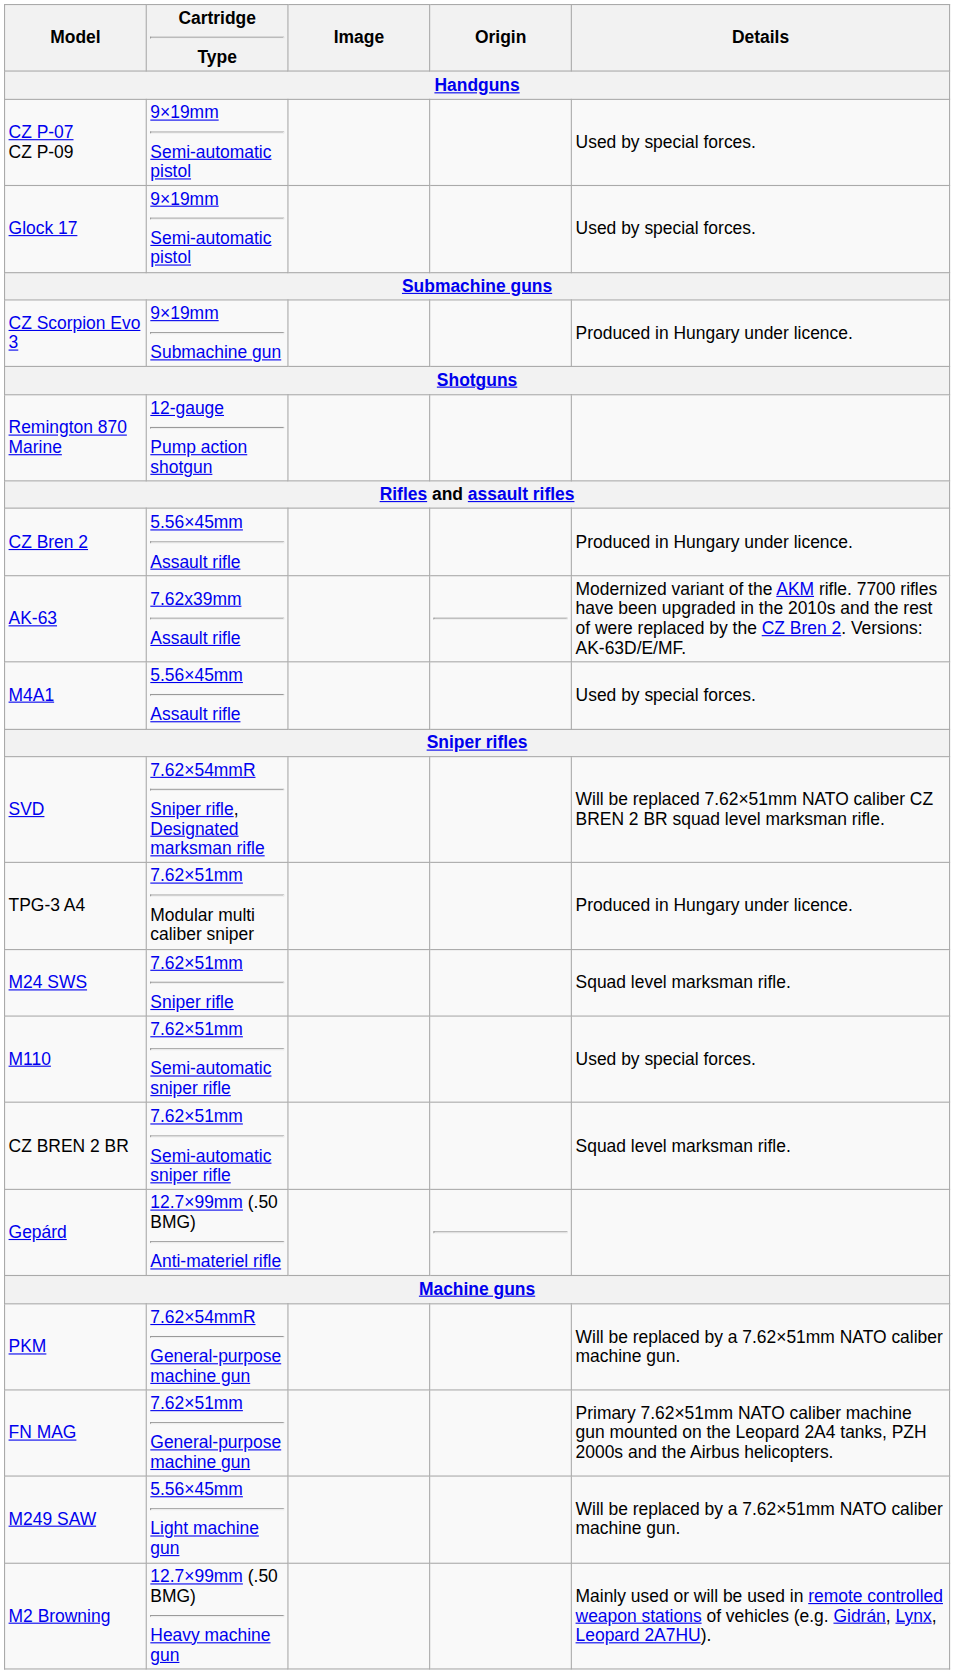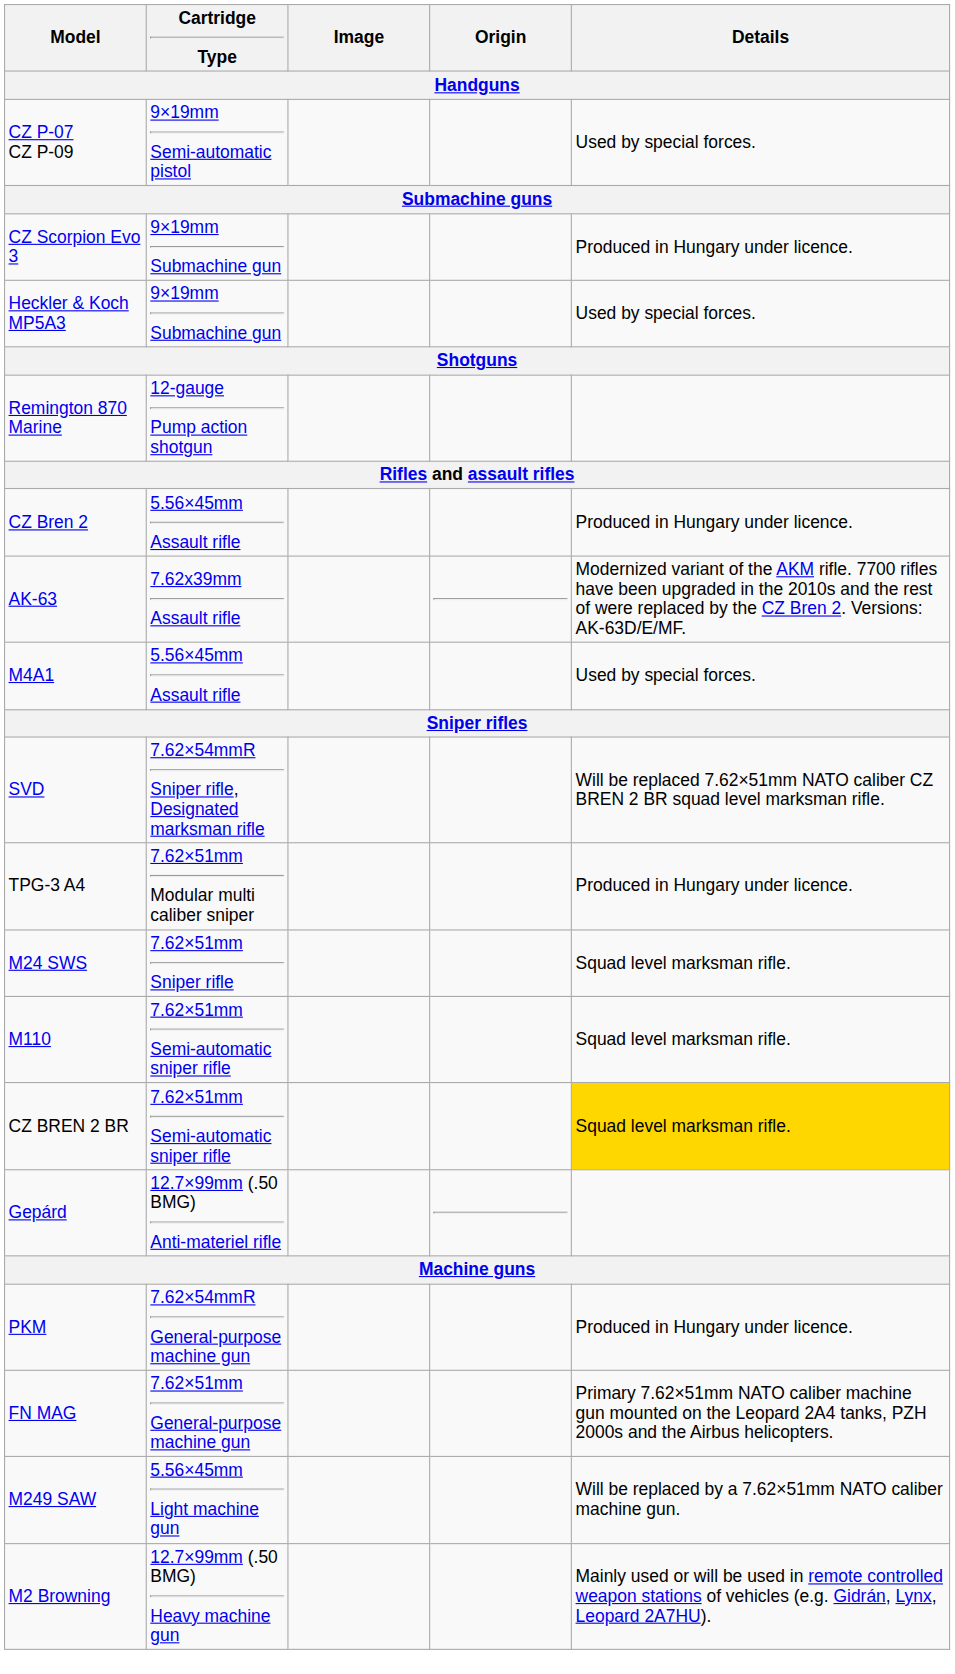- row: (43, 228)
+ row: (69, 313)
(666, 1059) Used by special forces. -> (683, 1039) Squad level marksman rifle.
(683, 1145) no background -> (683, 1126) gold background
(759, 1346) Will be replaced by a 7.62×51mm NATO caliber machine gun. -> (714, 1326) Produced in Hungary under licence.
